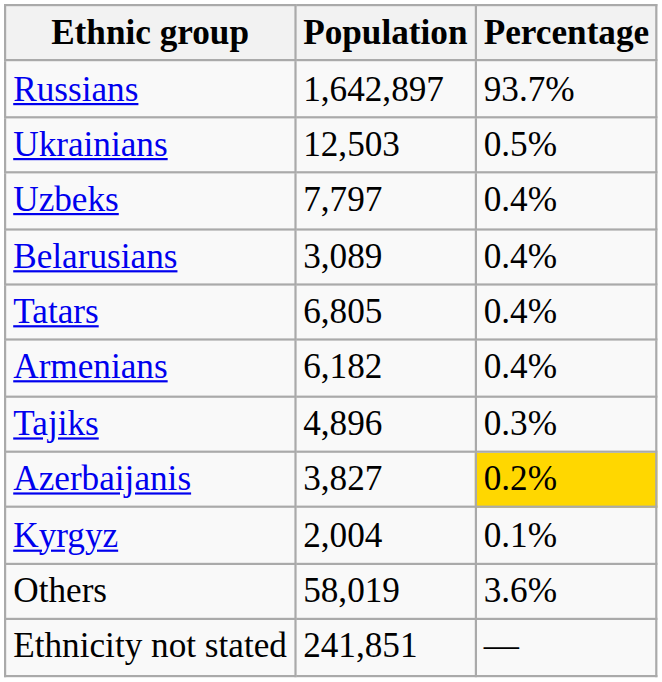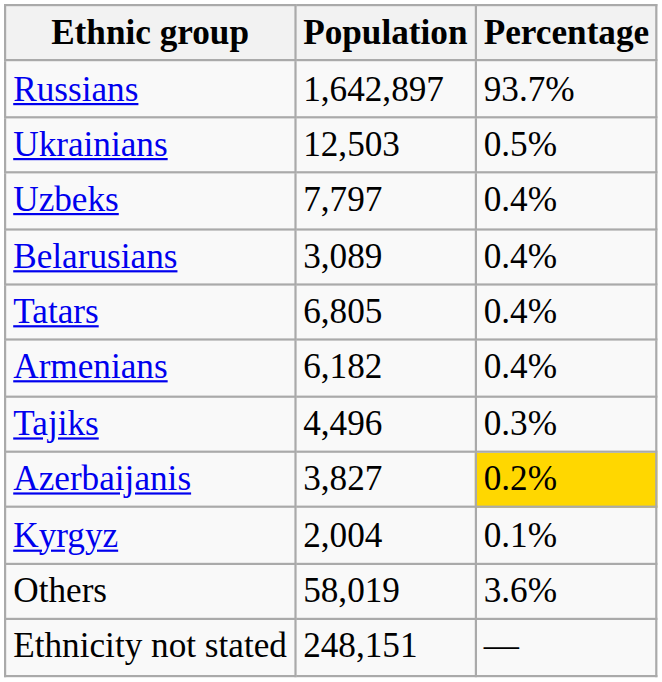(343, 423) 4,896 -> (343, 423) 4,496
(360, 646) 241,851 -> (360, 646) 248,151
